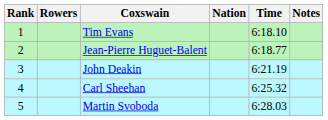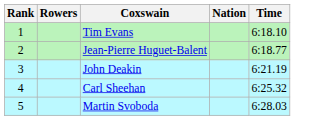- column: (306, 13)
